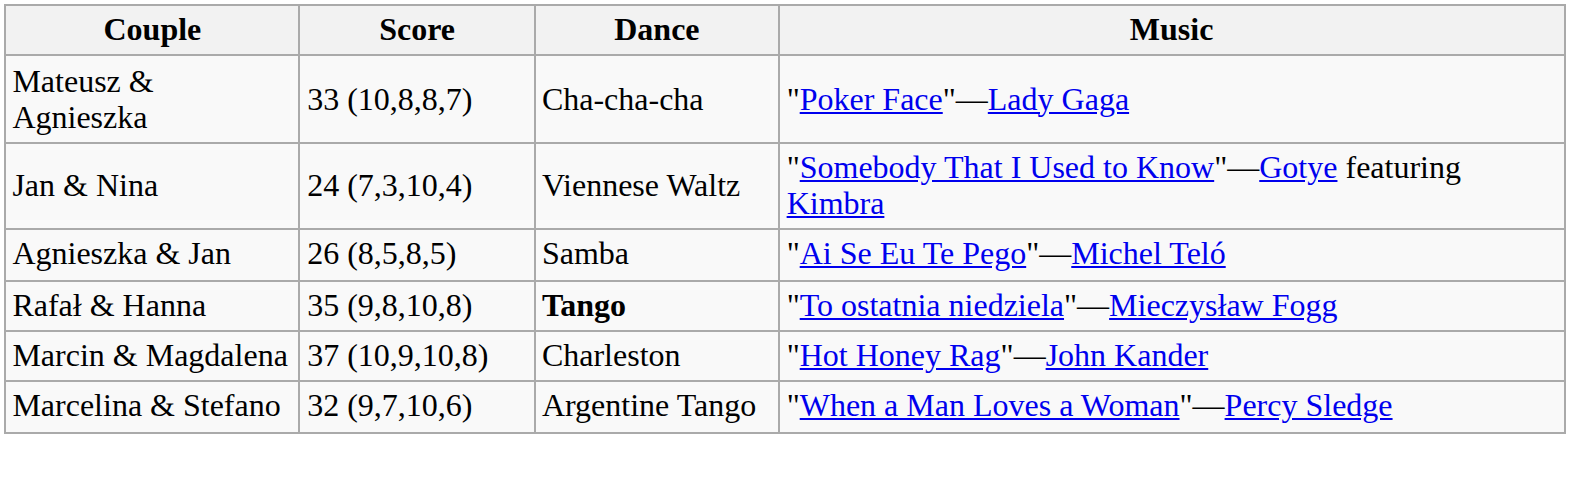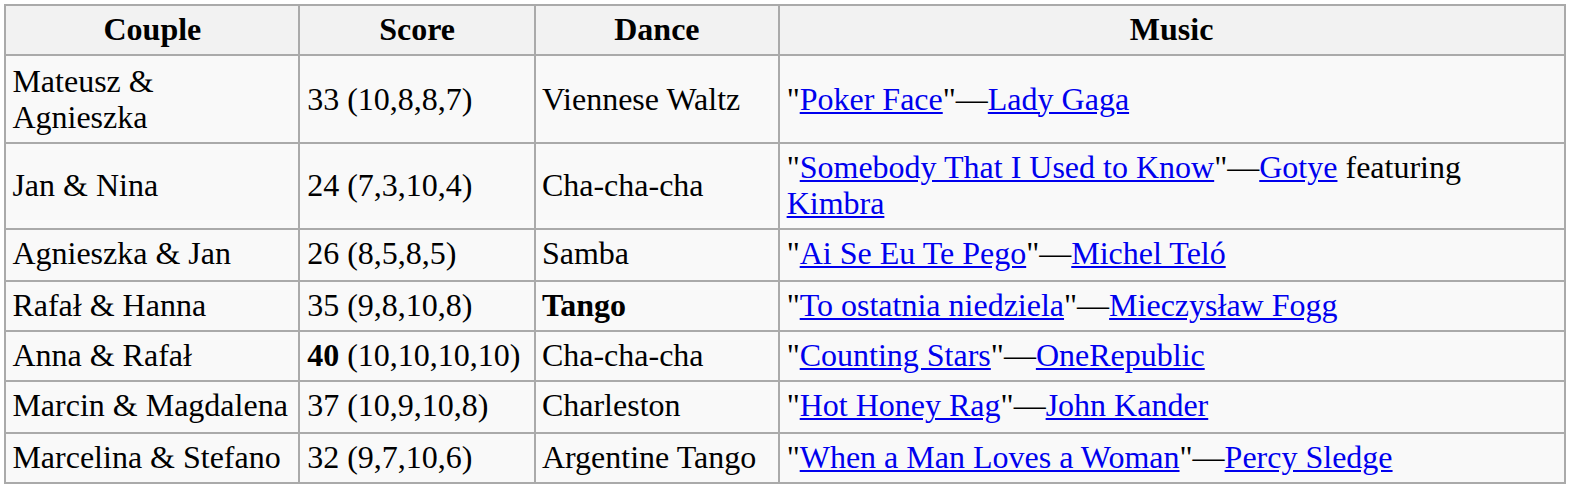(623, 98) Cha-cha-cha -> (641, 98) Viennese Waltz
(641, 185) Viennese Waltz -> (623, 185) Cha-cha-cha
+ row: (102, 355)
